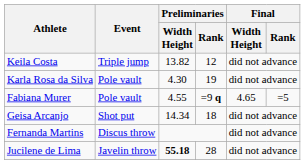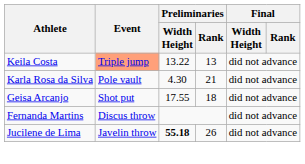(123, 62) no background -> (123, 62) lightsalmon background
(177, 62) 13.82 -> (177, 62) 13.22
(211, 62) 12 -> (211, 62) 13
(211, 79) 19 -> (211, 79) 21
- row: (39, 97)
(177, 115) 14.34 -> (177, 97) 17.55
(211, 151) 28 -> (211, 133) 26
